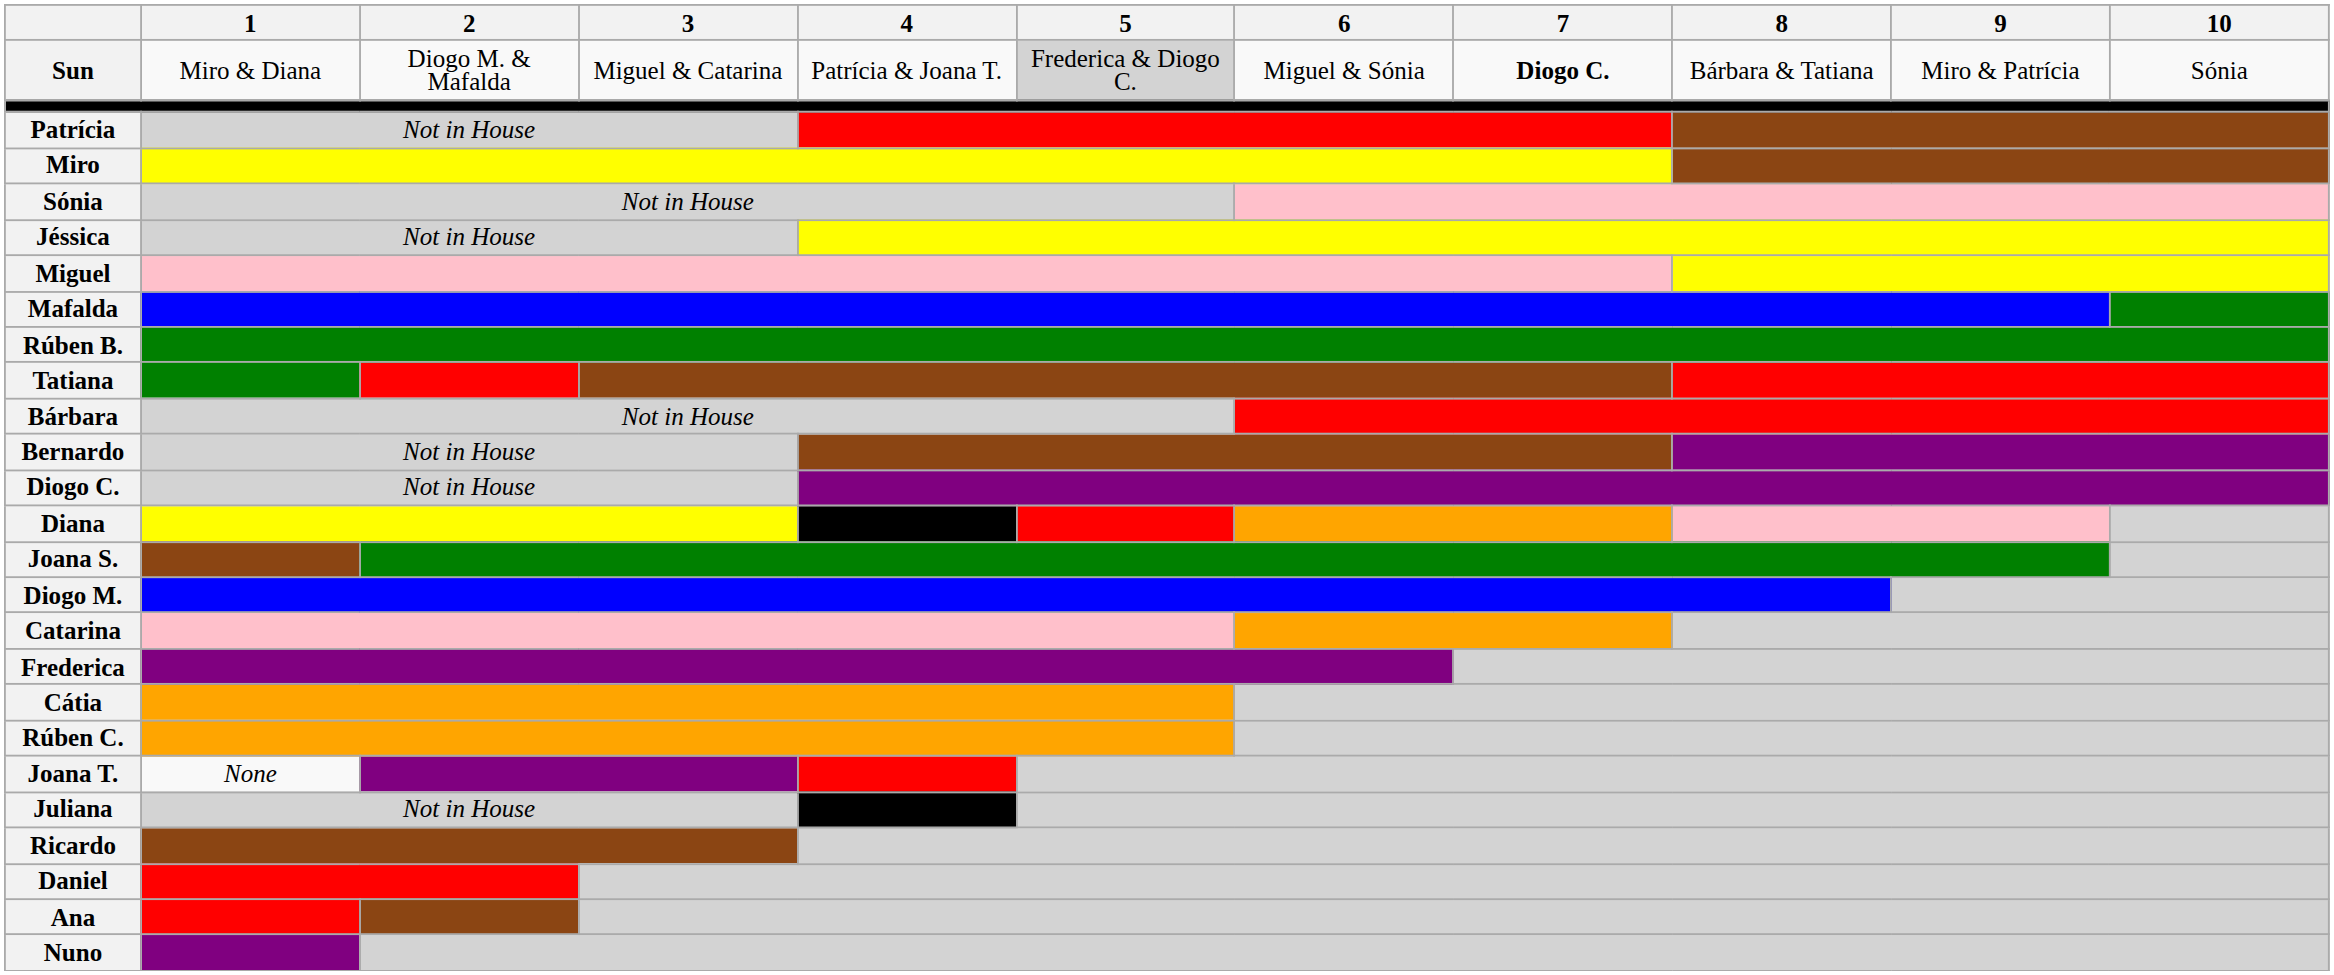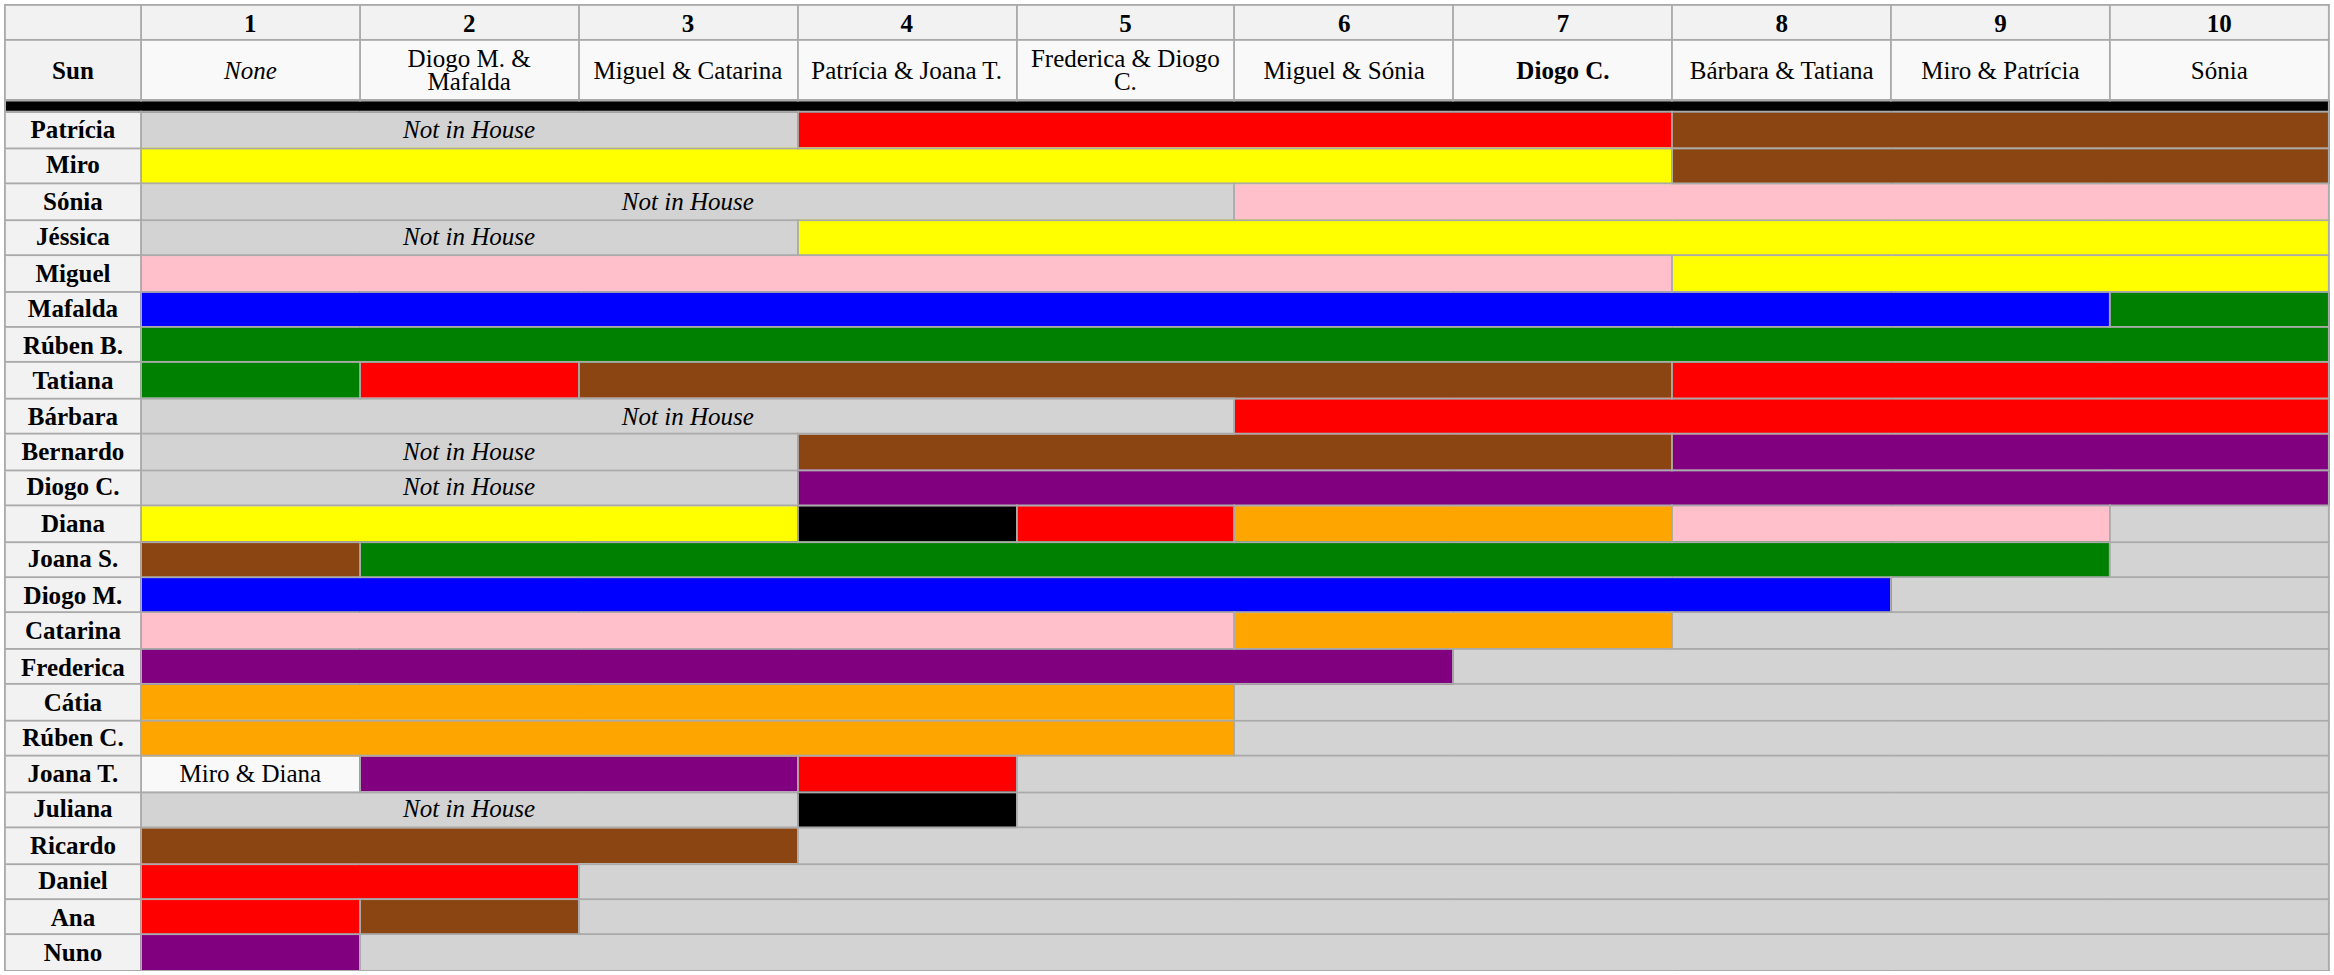(250, 70) Miro & Diana -> (250, 70) None
(1125, 70) lightgrey background -> (1125, 70) no background
(250, 773) None -> (250, 773) Miro & Diana
